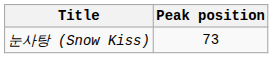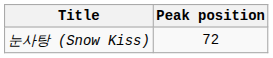(211, 40) 73 -> (211, 40) 72
